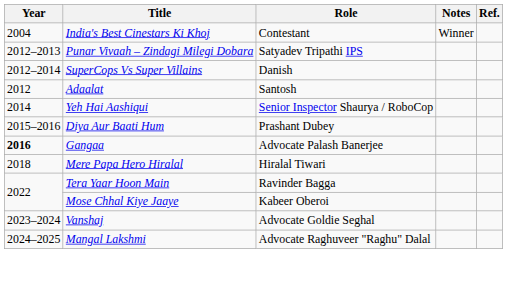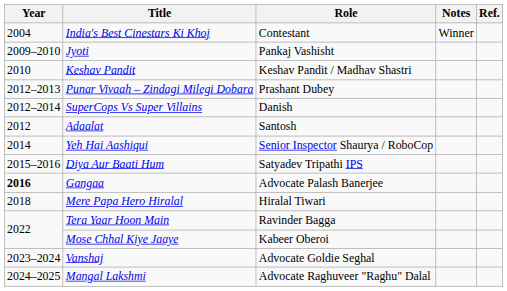+ row: (77, 51)
+ row: (101, 70)
(311, 51) Satyadev Tripathi IPS -> (297, 88) Prashant Dubey
(297, 126) Prashant Dubey -> (311, 164) Satyadev Tripathi IPS
